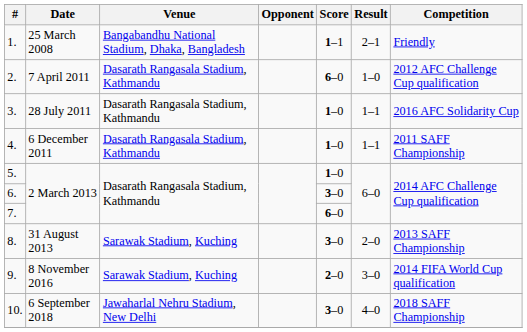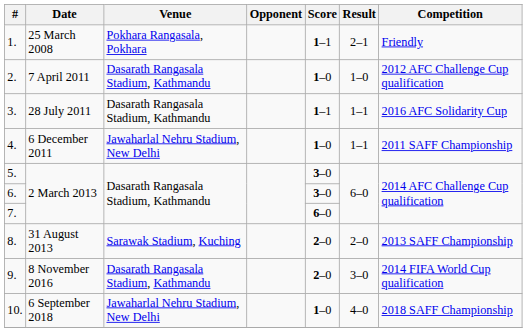(174, 42) Bangabandhu National Stadium, Dhaka, Bangladesh -> (155, 42) Pokhara Rangasala, Pokhara
(334, 77) 6–0 -> (322, 77) 1–0
(334, 111) 1–0 -> (322, 111) 1–1
(175, 146) Dasarath Rangasala Stadium, Kathmandu -> (173, 146) Jawaharlal Nehru Stadium, New Delhi
(334, 173) 1–0 -> (322, 173) 3–0
(334, 241) 3–0 -> (322, 241) 2–0
(170, 276) Sarawak Stadium, Kuching -> (158, 276) Dasarath Rangasala Stadium, Kathmandu
(334, 310) 3–0 -> (322, 310) 1–0
